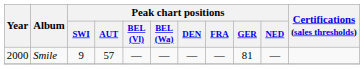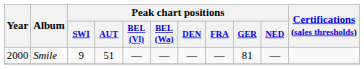(109, 55) 57 -> (109, 55) 51
